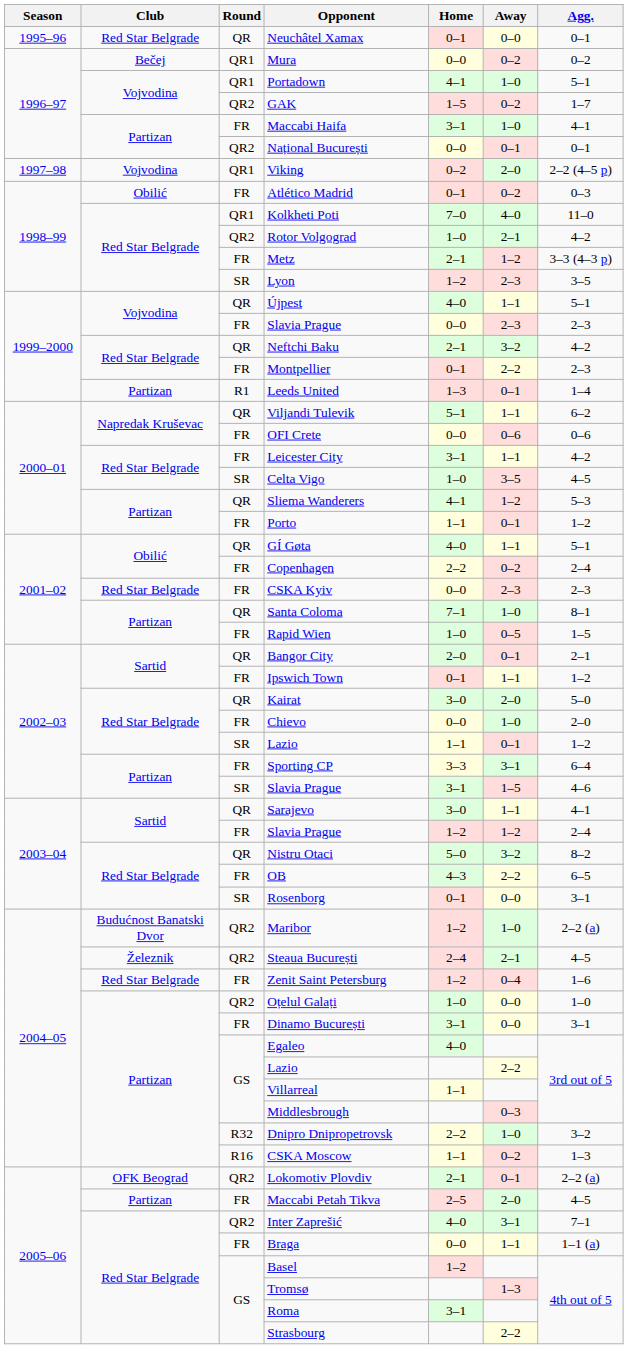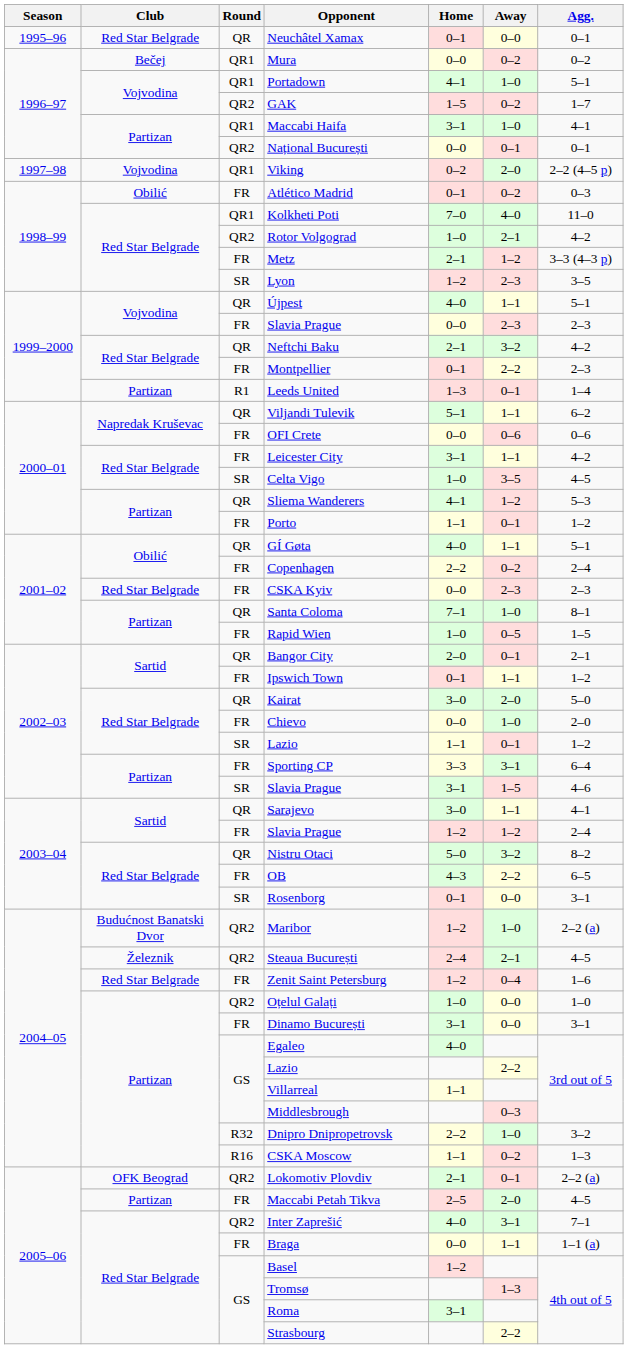(242, 125) FR -> (242, 125) QR1
